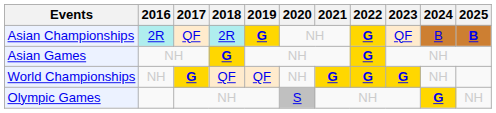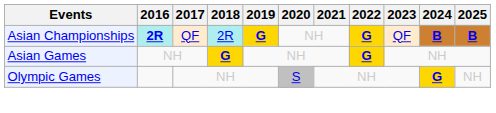(156, 36) normal -> (155, 36) bold
(438, 36) normal -> (437, 36) bold
- row: (71, 77)
